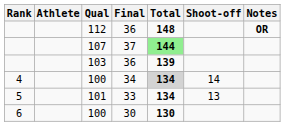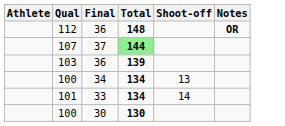- column: (19, 13)
(166, 80) lightgrey background -> (136, 80) no background
(214, 80) 14 -> (184, 80) 13
(214, 96) 13 -> (184, 96) 14
